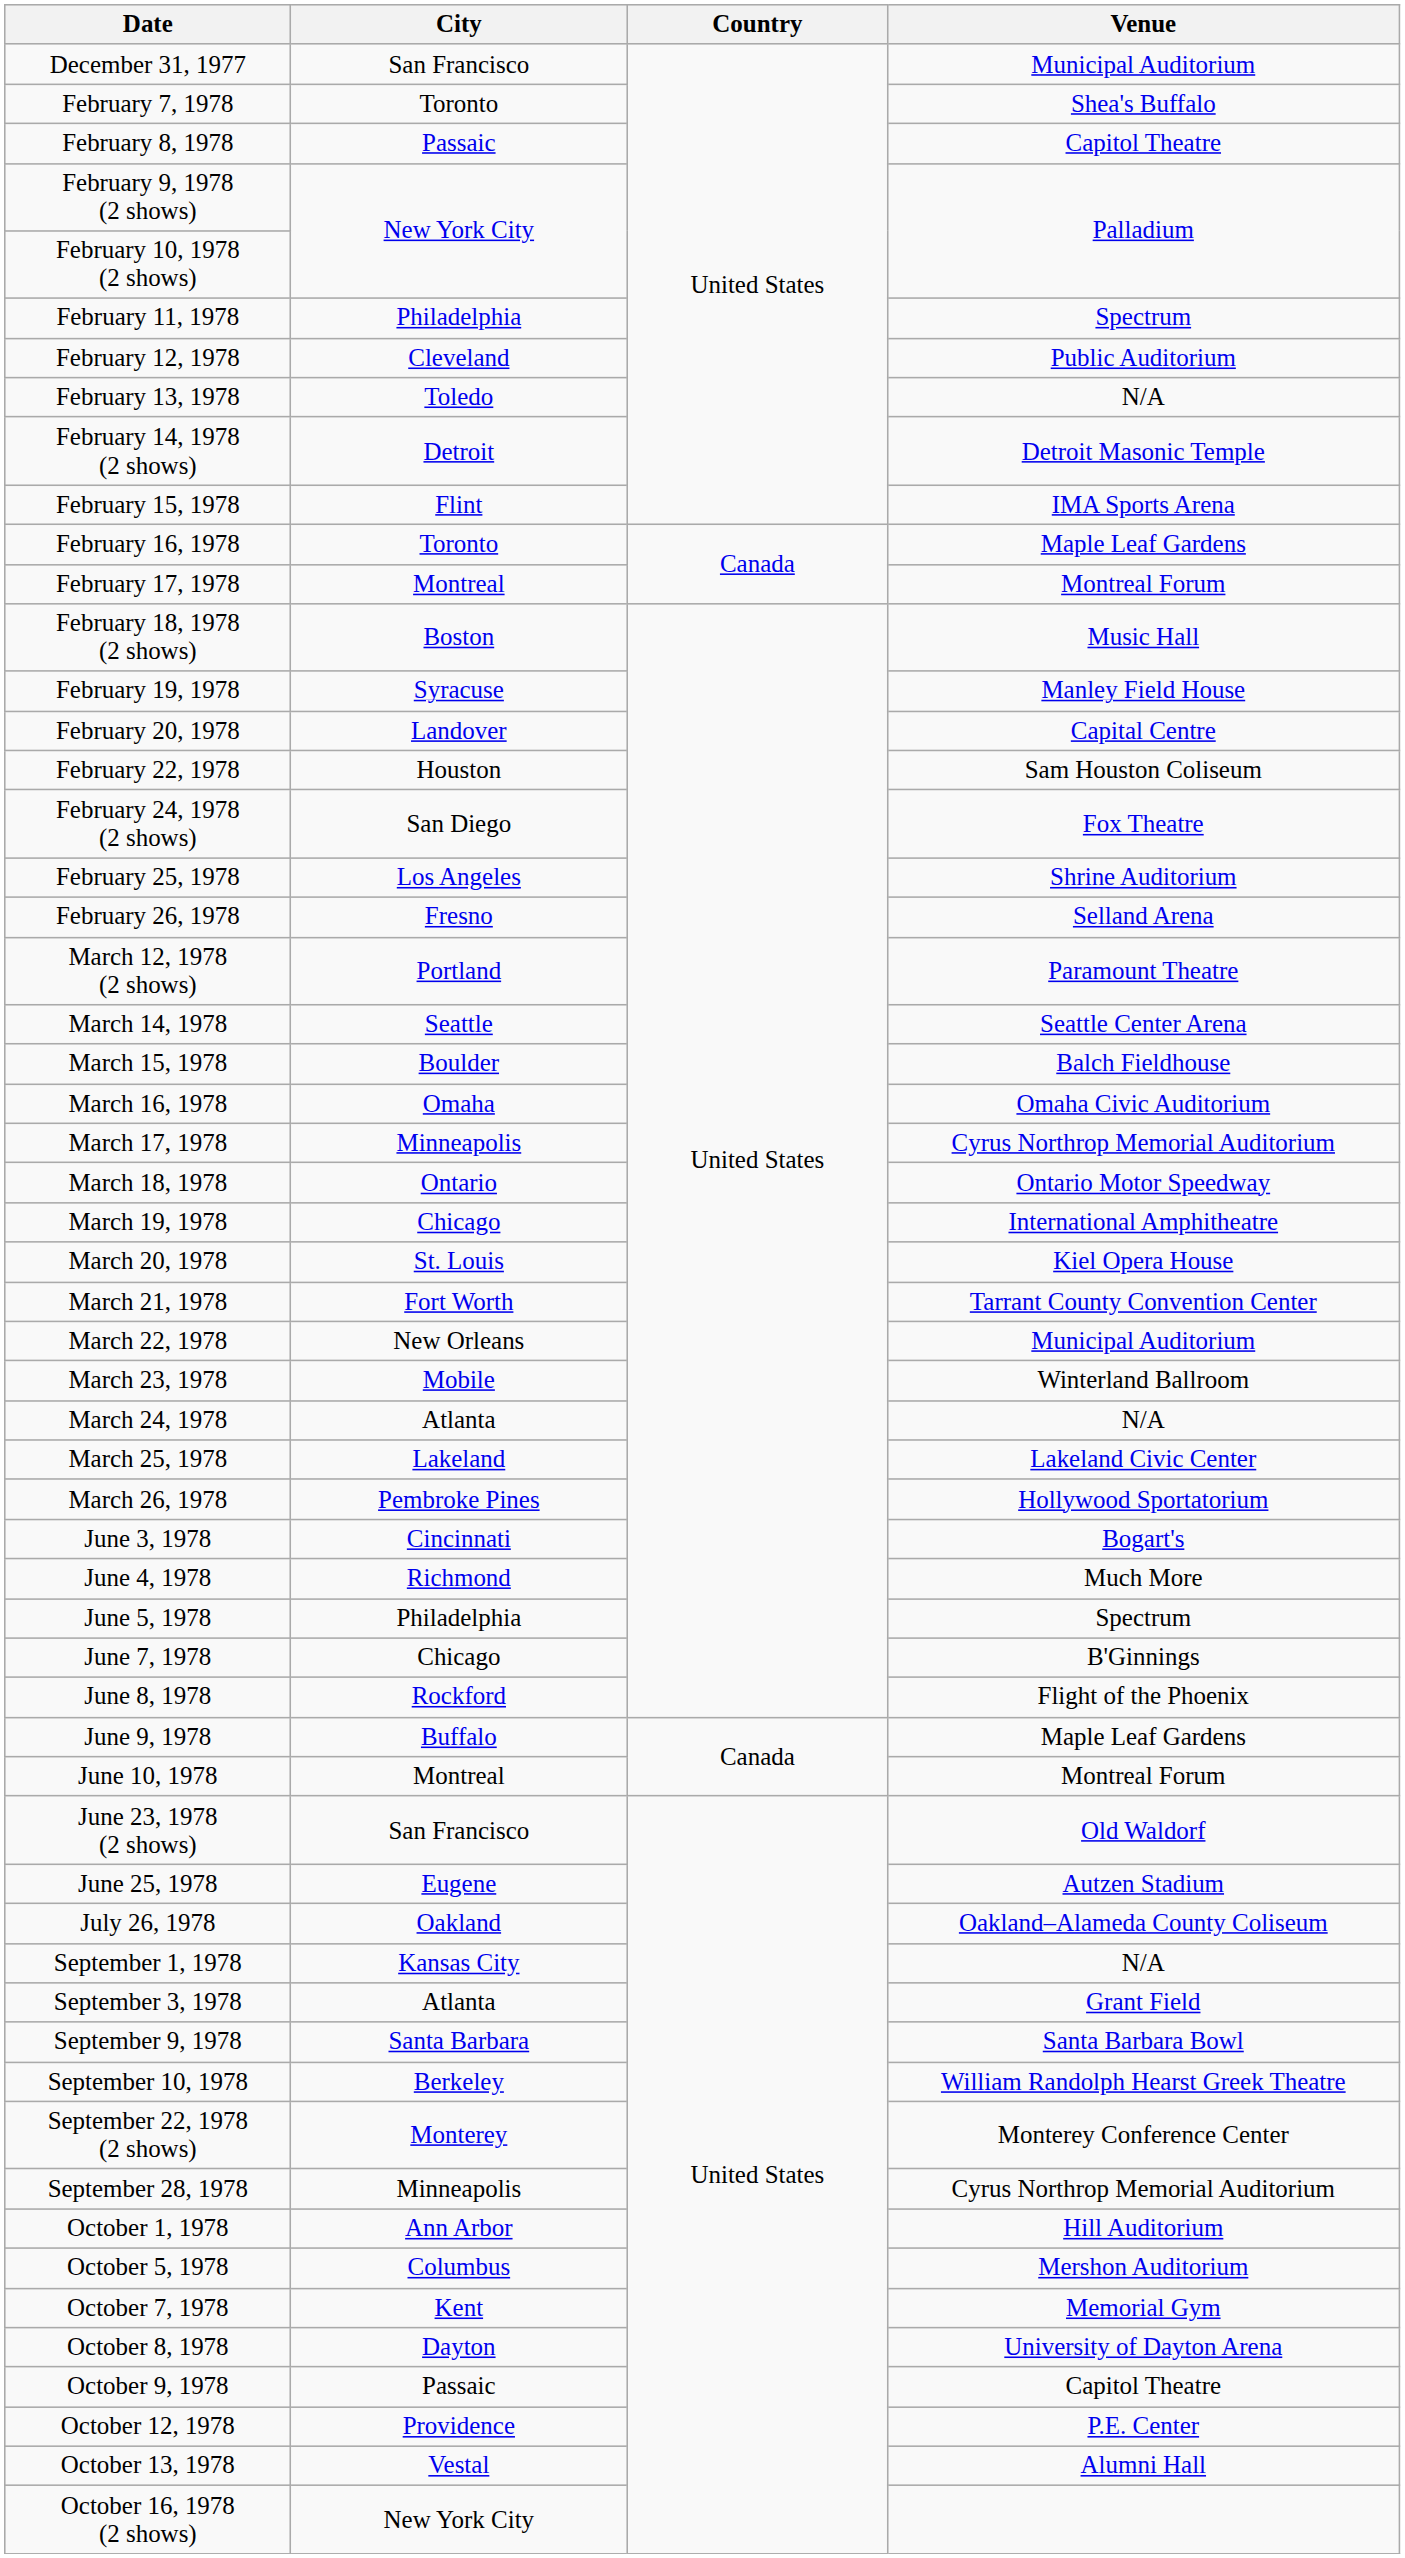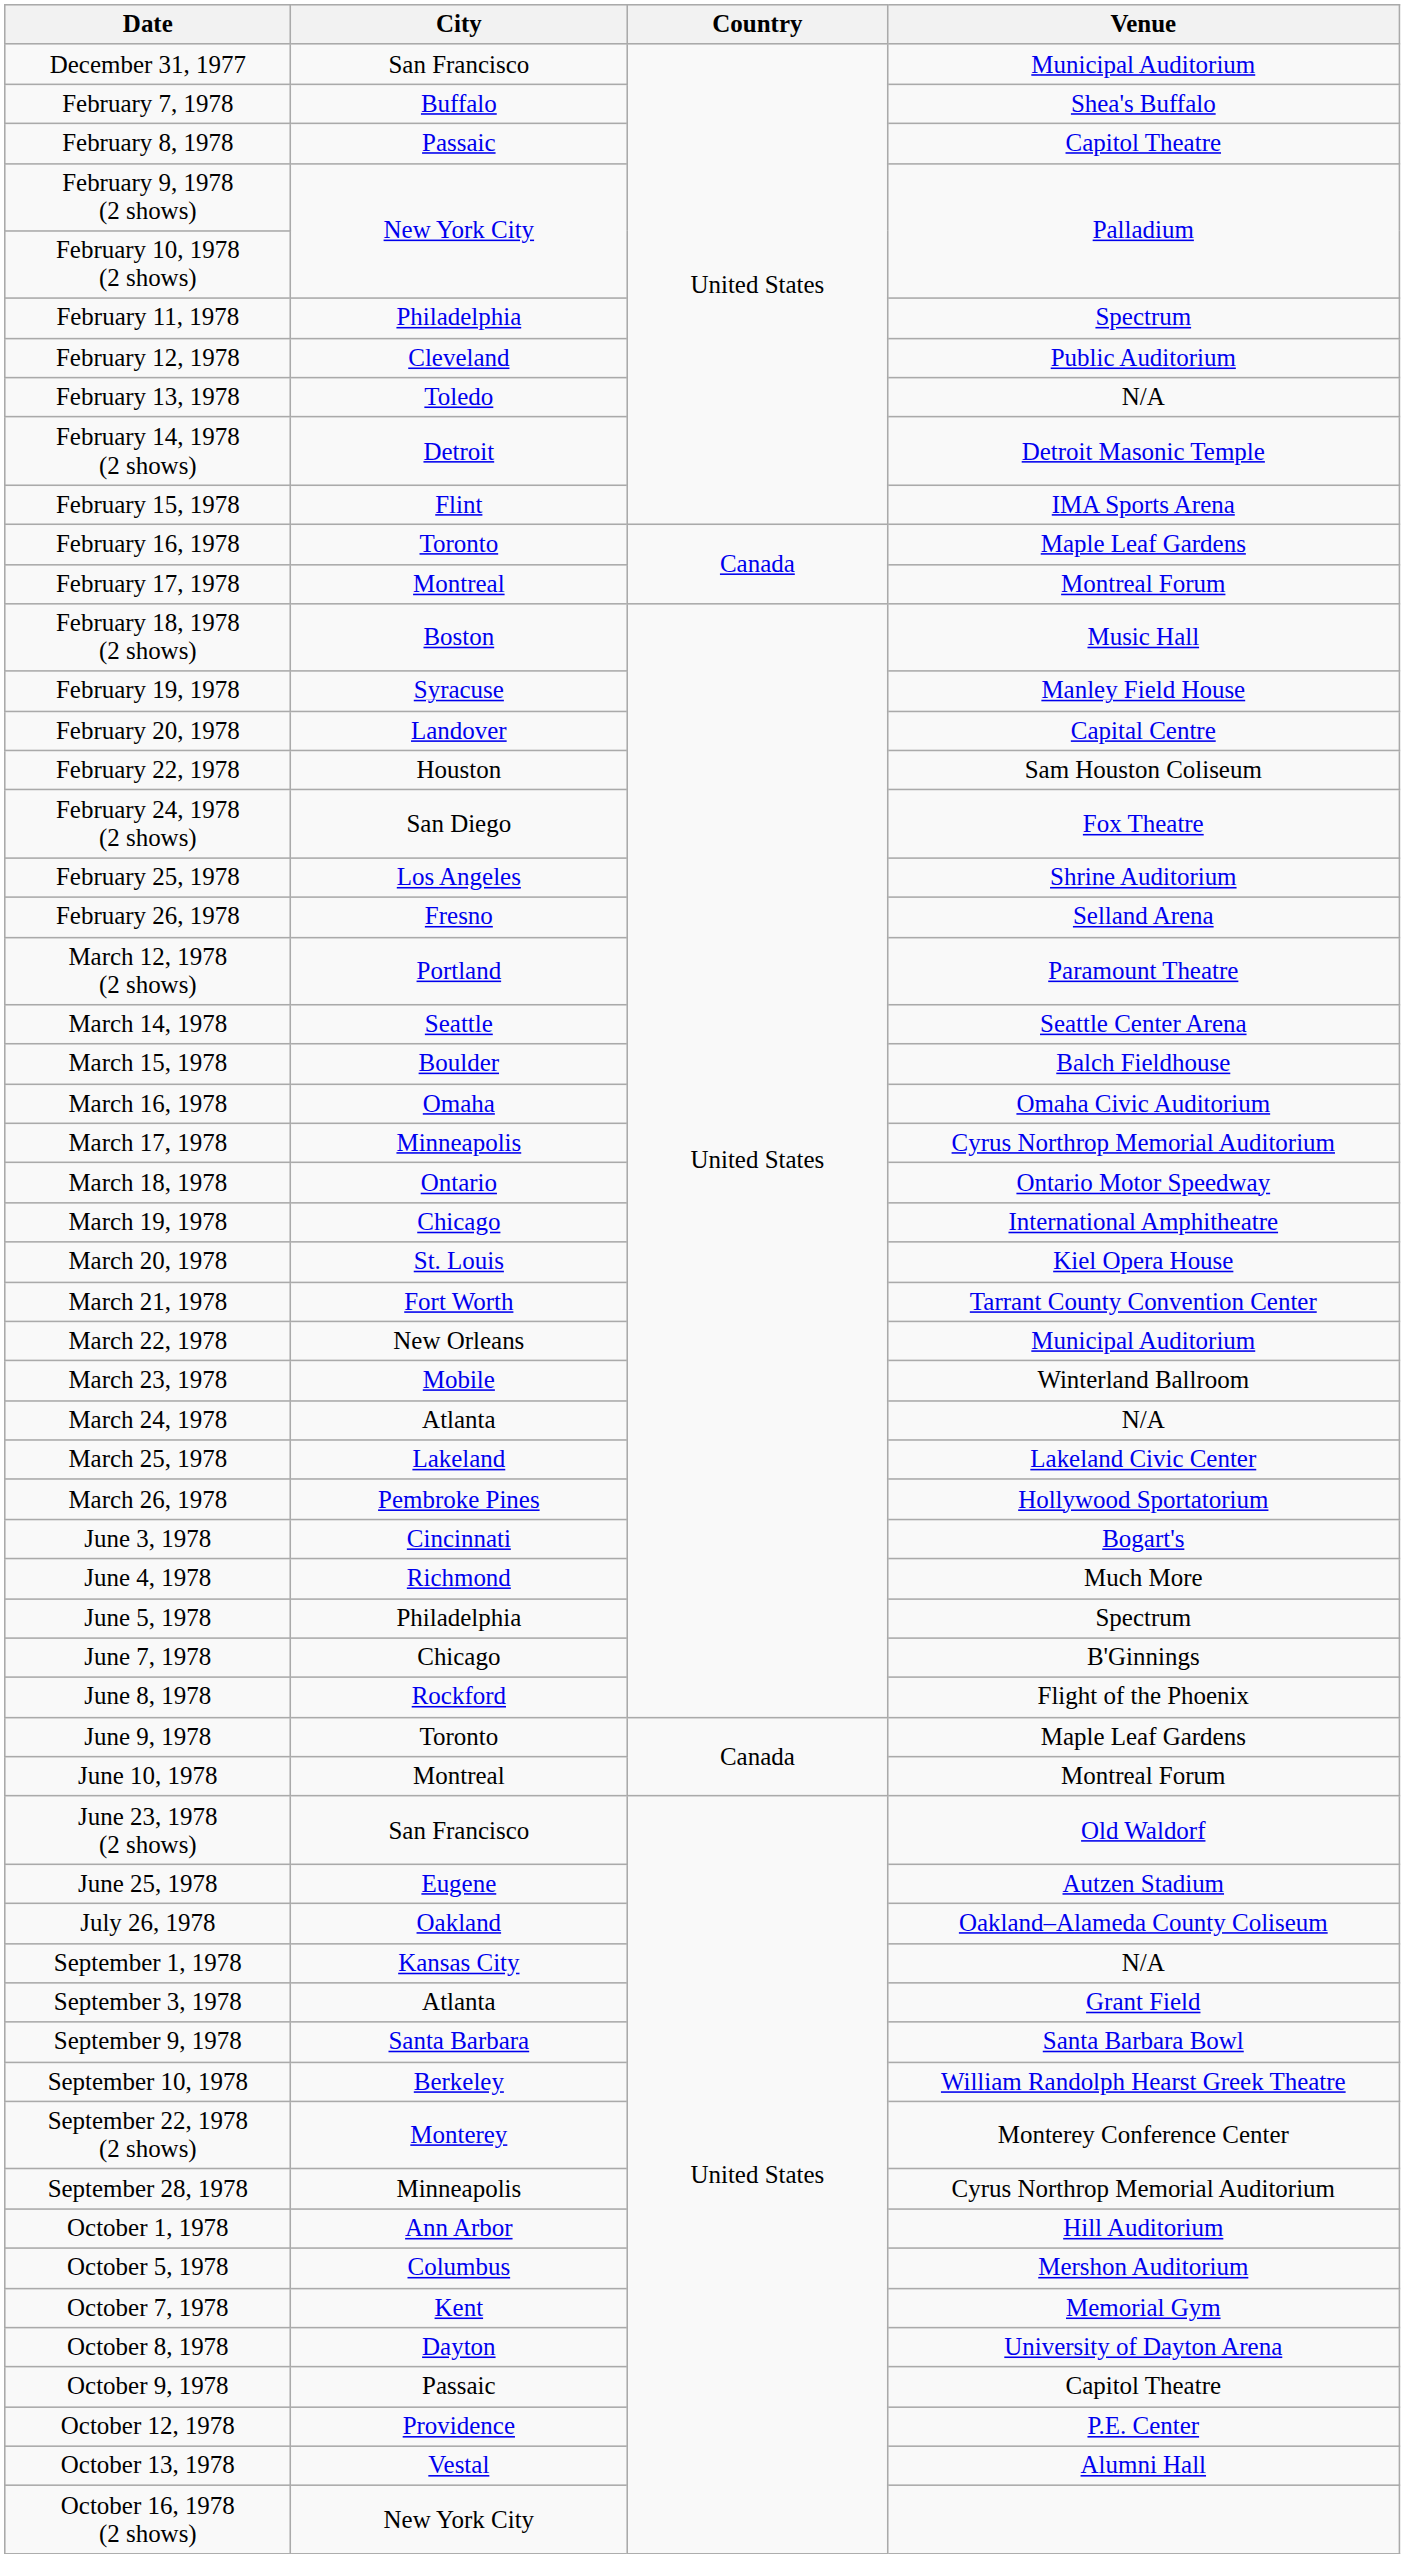(459, 103) Toronto -> (459, 103) Buffalo
(459, 1736) Buffalo -> (459, 1736) Toronto
